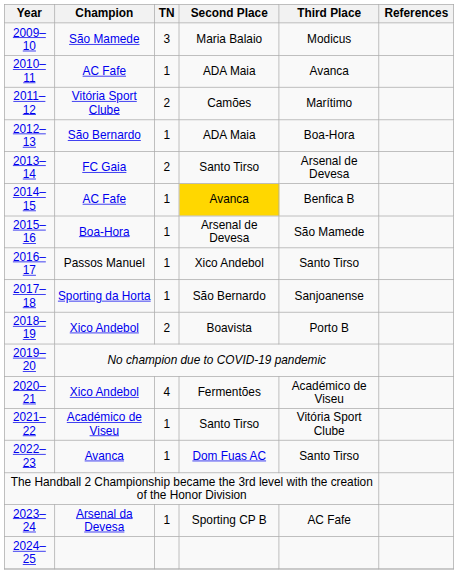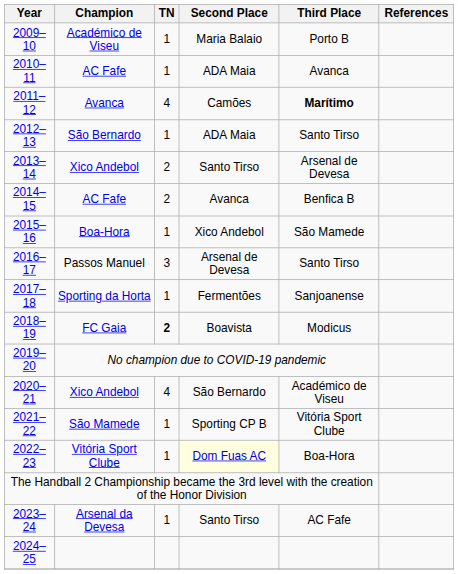(104, 39) São Mamede -> (104, 39) Académico de Viseu
(167, 39) 3 -> (167, 39) 1
(329, 39) Modicus -> (329, 39) Porto B
(104, 103) Vitória Sport Clube -> (104, 103) Avanca
(167, 103) 2 -> (167, 103) 4
(329, 103) normal -> (329, 103) bold
(329, 135) Boa-Hora -> (329, 135) Santo Tirso
(104, 167) FC Gaia -> (104, 167) Xico Andebol
(167, 199) 1 -> (167, 199) 2
(229, 199) gold background -> (229, 199) no background
(229, 231) Arsenal de Devesa -> (229, 231) Xico Andebol
(167, 264) 1 -> (167, 264) 3
(229, 264) Xico Andebol -> (229, 264) Arsenal de Devesa
(229, 296) São Bernardo -> (229, 296) Fermentões
(104, 328) Xico Andebol -> (104, 328) FC Gaia
(167, 328) normal -> (167, 328) bold
(329, 328) Porto B -> (329, 328) Modicus
(229, 392) Fermentões -> (229, 392) São Bernardo
(104, 424) Académico de Viseu -> (104, 424) São Mamede
(229, 424) Santo Tirso -> (229, 424) Sporting CP B
(104, 456) Avanca -> (104, 456) Vitória Sport Clube
(229, 456) no background -> (229, 456) lightyellow background
(329, 456) Santo Tirso -> (329, 456) Boa-Hora
(229, 520) Sporting CP B -> (229, 520) Santo Tirso
